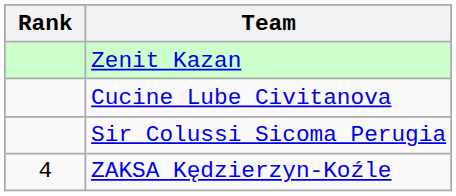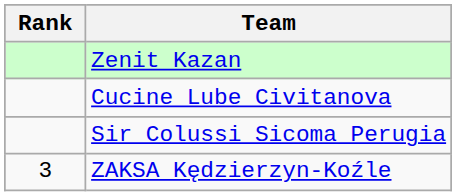(45, 172) 4 -> (45, 172) 3
